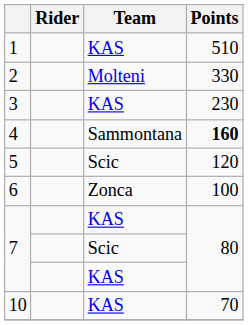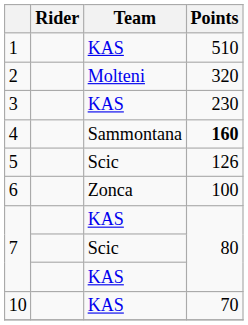(225, 76) 330 -> (225, 76) 320
(225, 162) 120 -> (225, 162) 126
